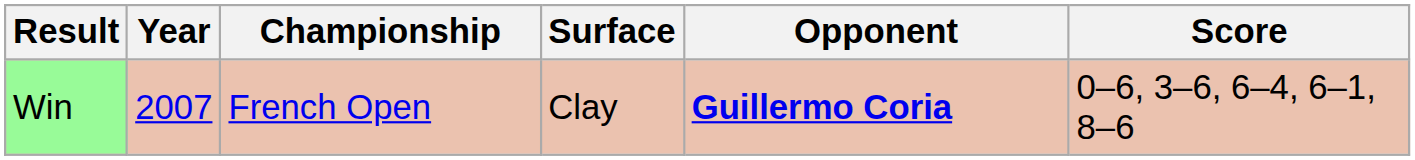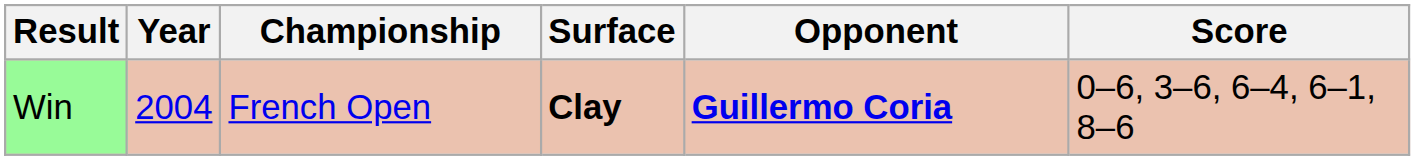(174, 106) 2007 -> (174, 106) 2004
(583, 106) normal -> (585, 106) bold
